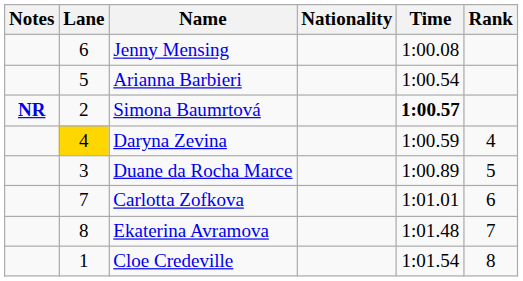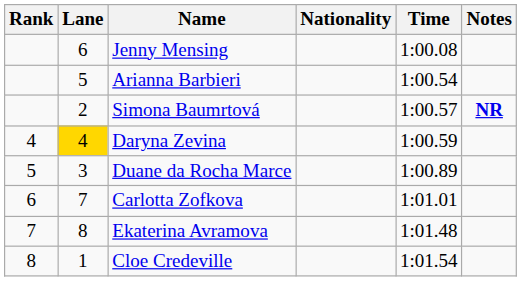columns swapped: (491, 19) <-> (32, 19)
(430, 110) bold -> (429, 110) normal
